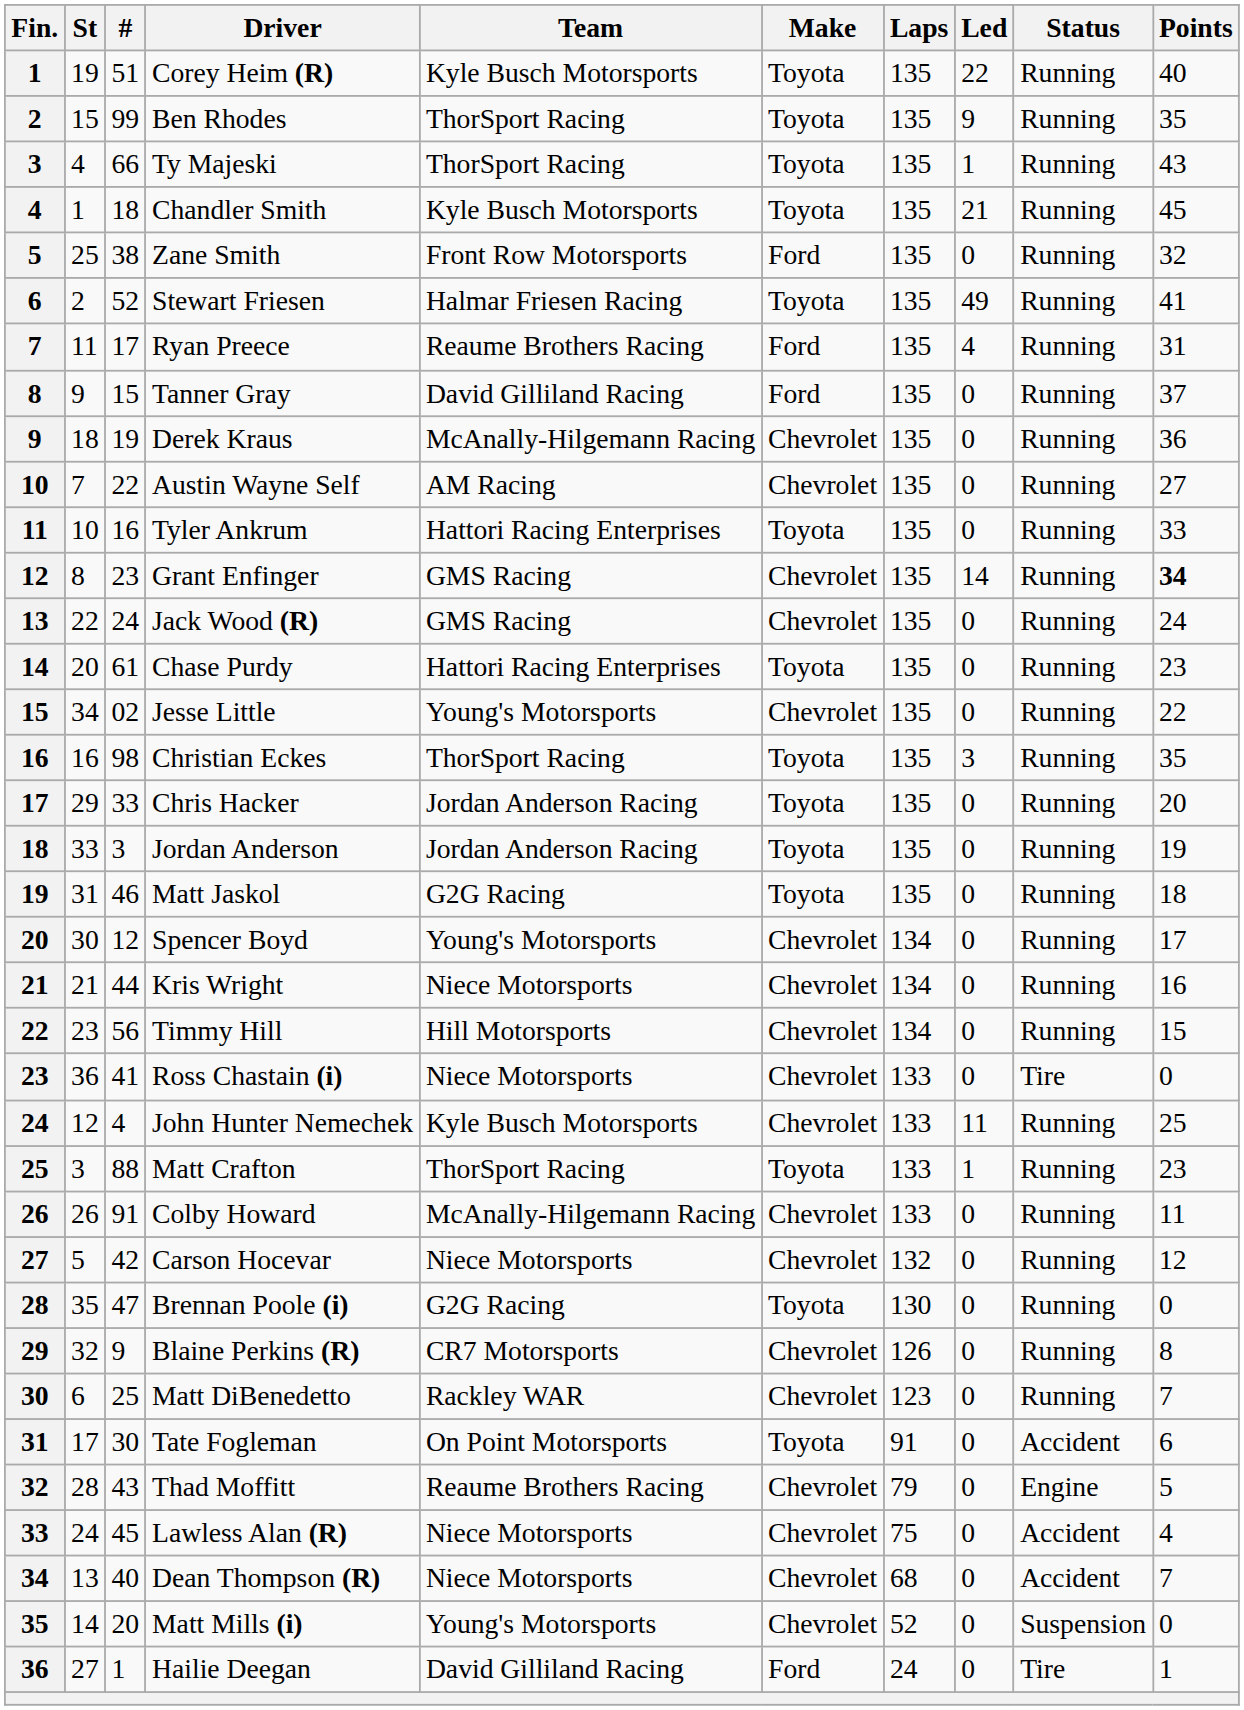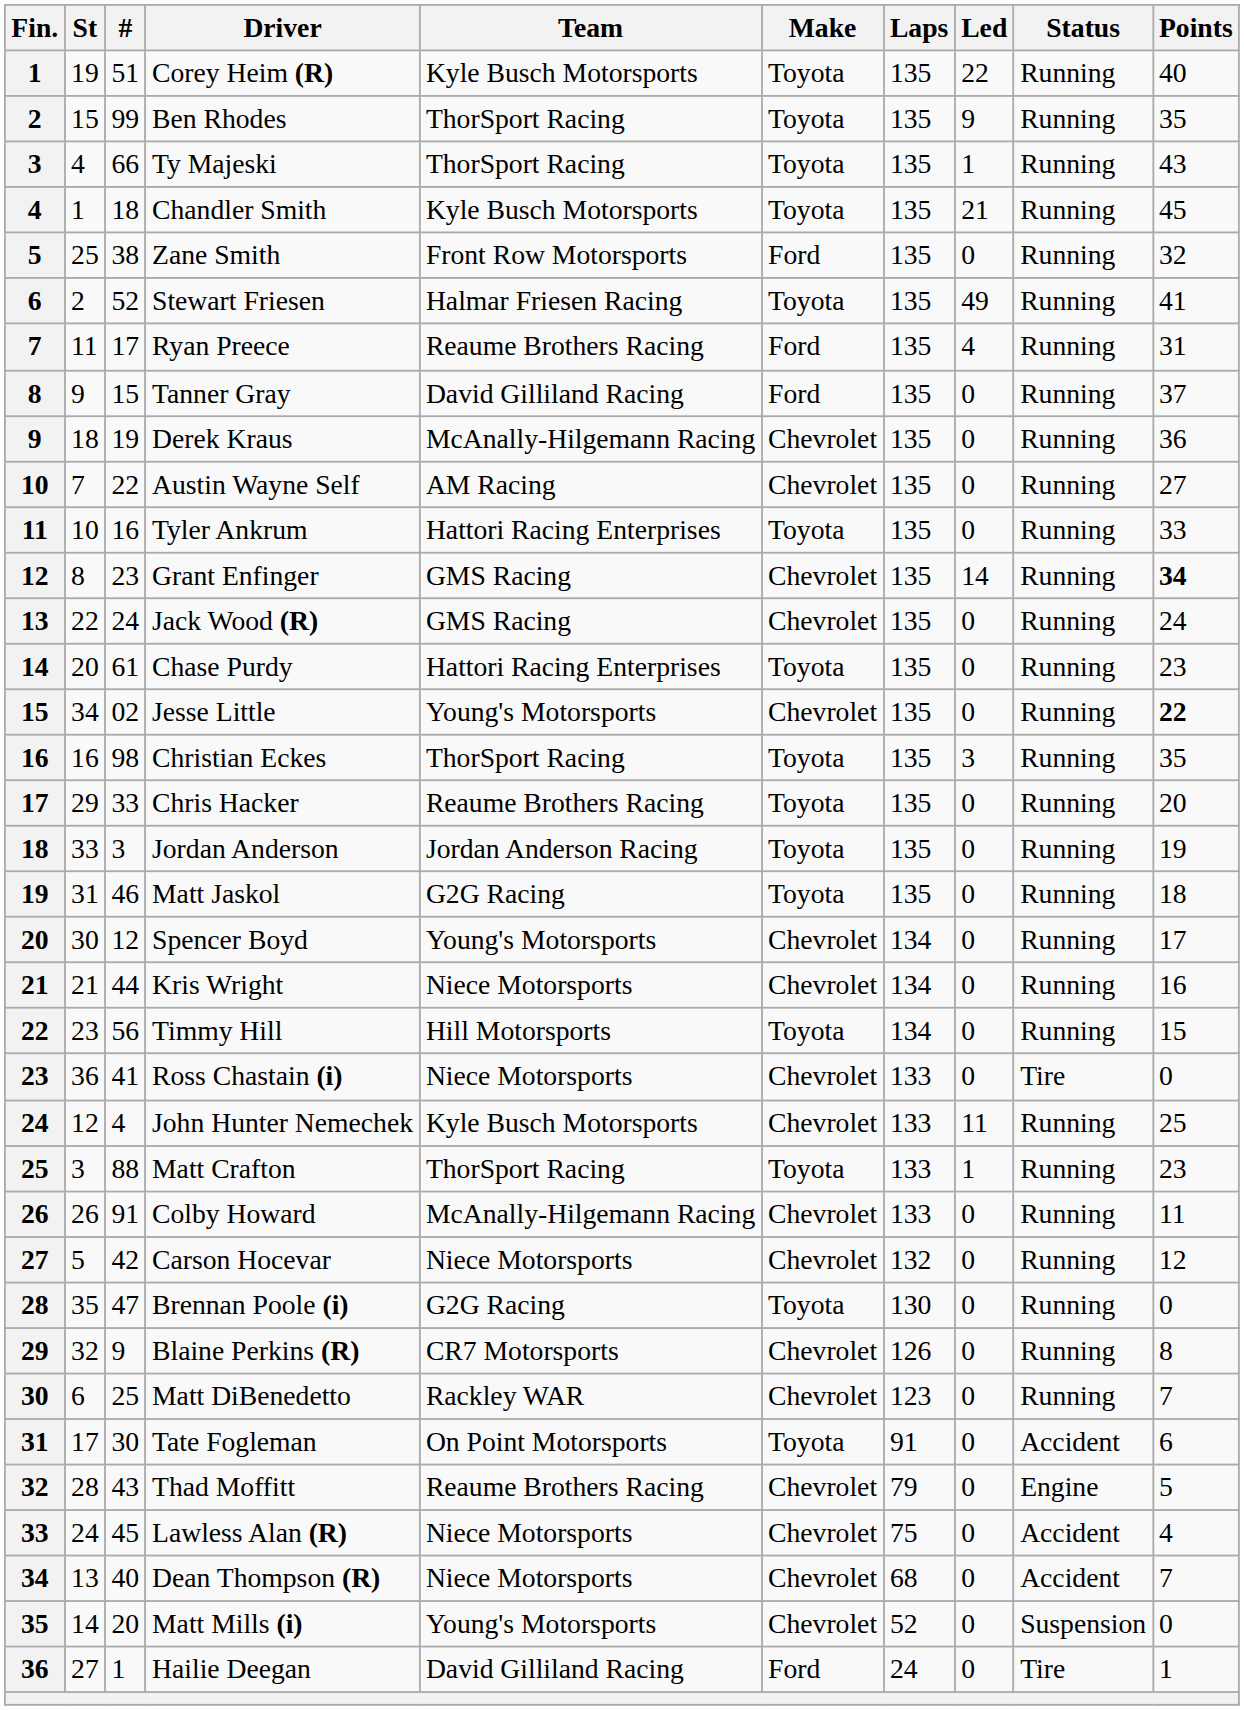(1173, 711) normal -> (1173, 711) bold
(562, 802) Jordan Anderson Racing -> (565, 802) Reaume Brothers Racing
(823, 1030) Chevrolet -> (806, 1030) Toyota
